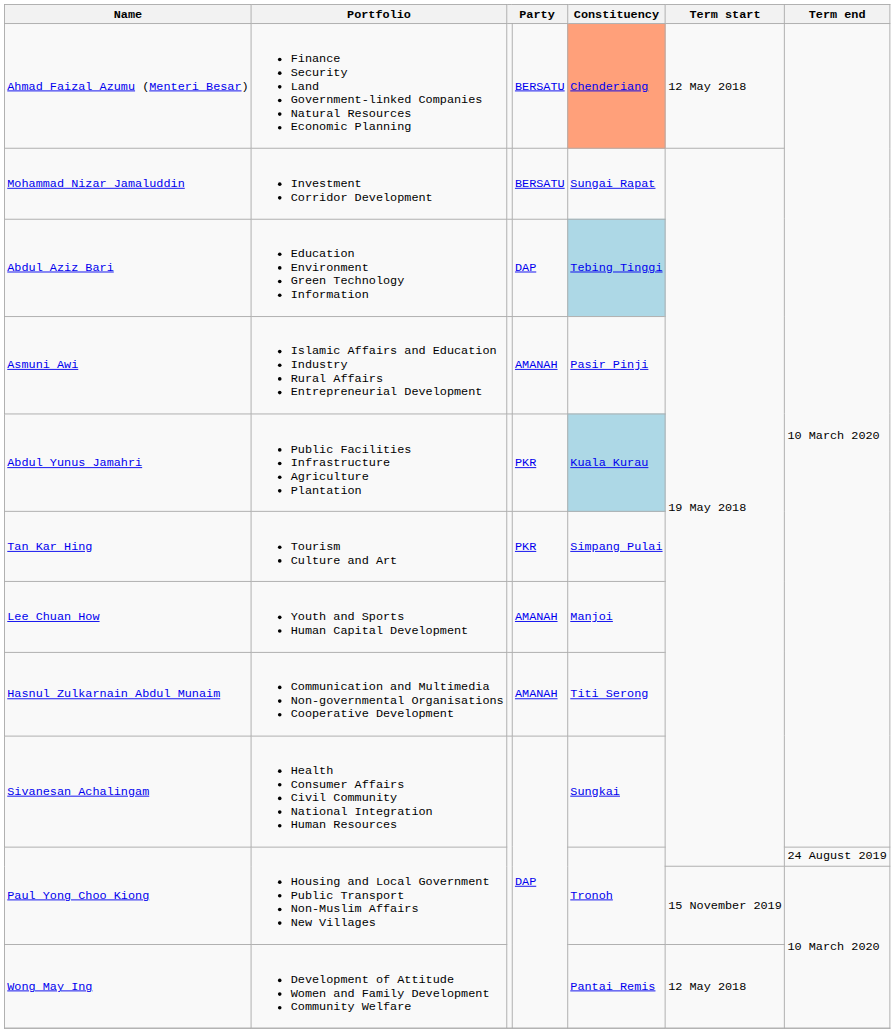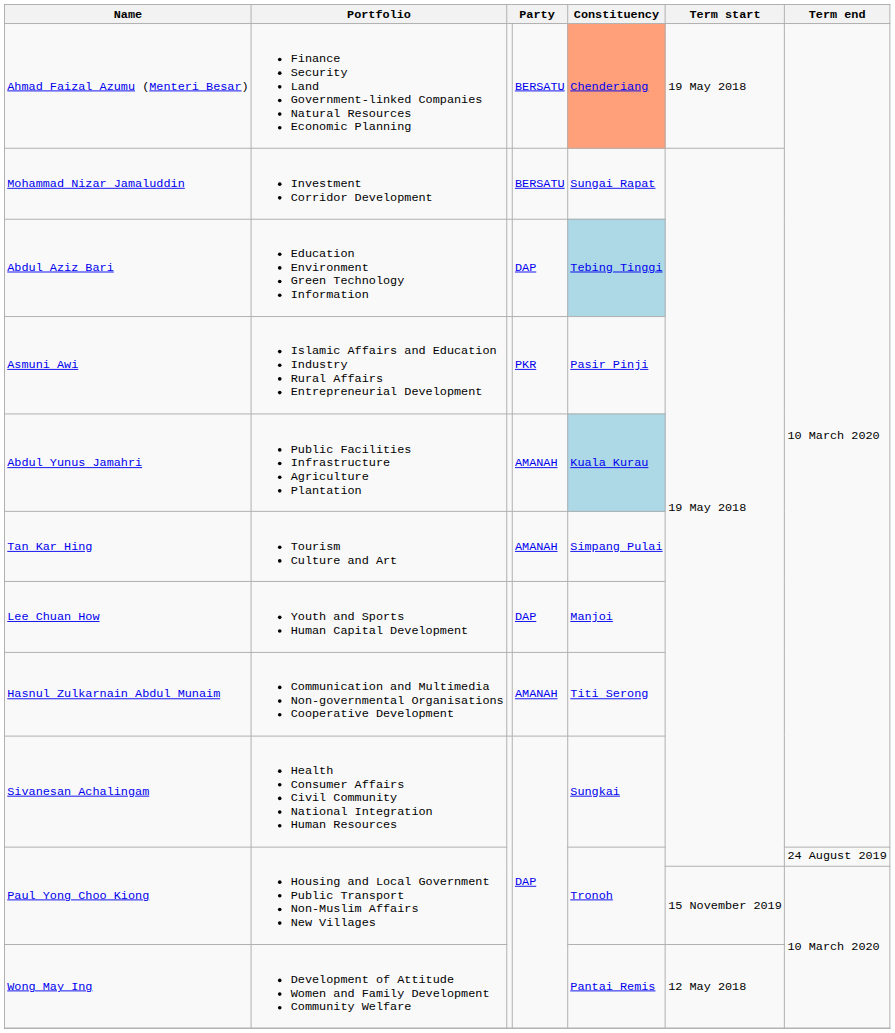(707, 86) 12 May 2018 -> (707, 86) 19 May 2018
(536, 365) AMANAH -> (526, 365) PKR
(526, 463) PKR -> (536, 463) AMANAH
(526, 547) PKR -> (536, 547) AMANAH
(536, 617) AMANAH -> (526, 617) DAP
